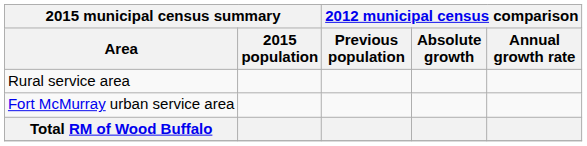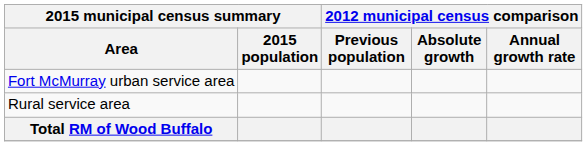rows swapped: (121, 104) <-> (69, 81)
